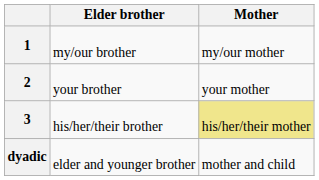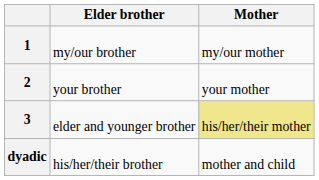(108, 127) his/her/their brother -> (124, 127) elder and younger brother
(124, 164) elder and younger brother -> (108, 164) his/her/their brother
